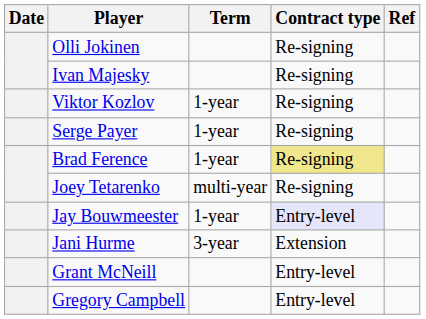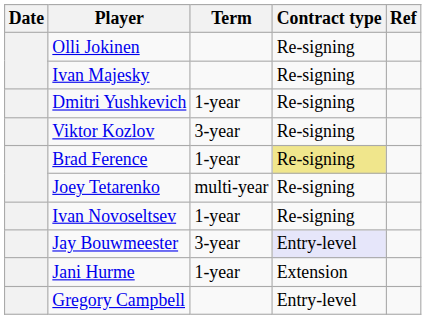+ row: (119, 103)
(216, 103) 1-year -> (217, 131) 3-year
- row: (95, 131)
+ row: (114, 215)
(216, 215) 1-year -> (217, 243) 3-year
(216, 243) 3-year -> (217, 272) 1-year
- row: (104, 272)
